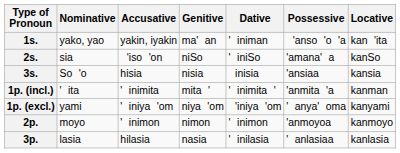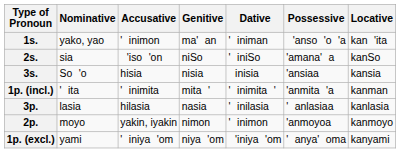(149, 40) yakin, iyakin -> (140, 40) 'inimon
rows swapped: (31, 106) <-> (31, 139)
(140, 123) 'inimon -> (149, 123) yakin, iyakin
